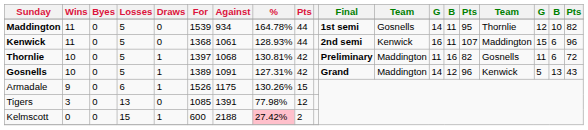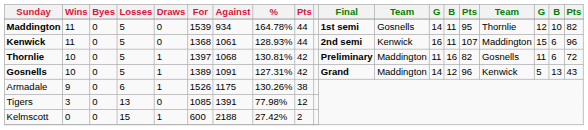(302, 86) 15 -> (302, 86) 38
(271, 116) pink background -> (271, 116) no background
